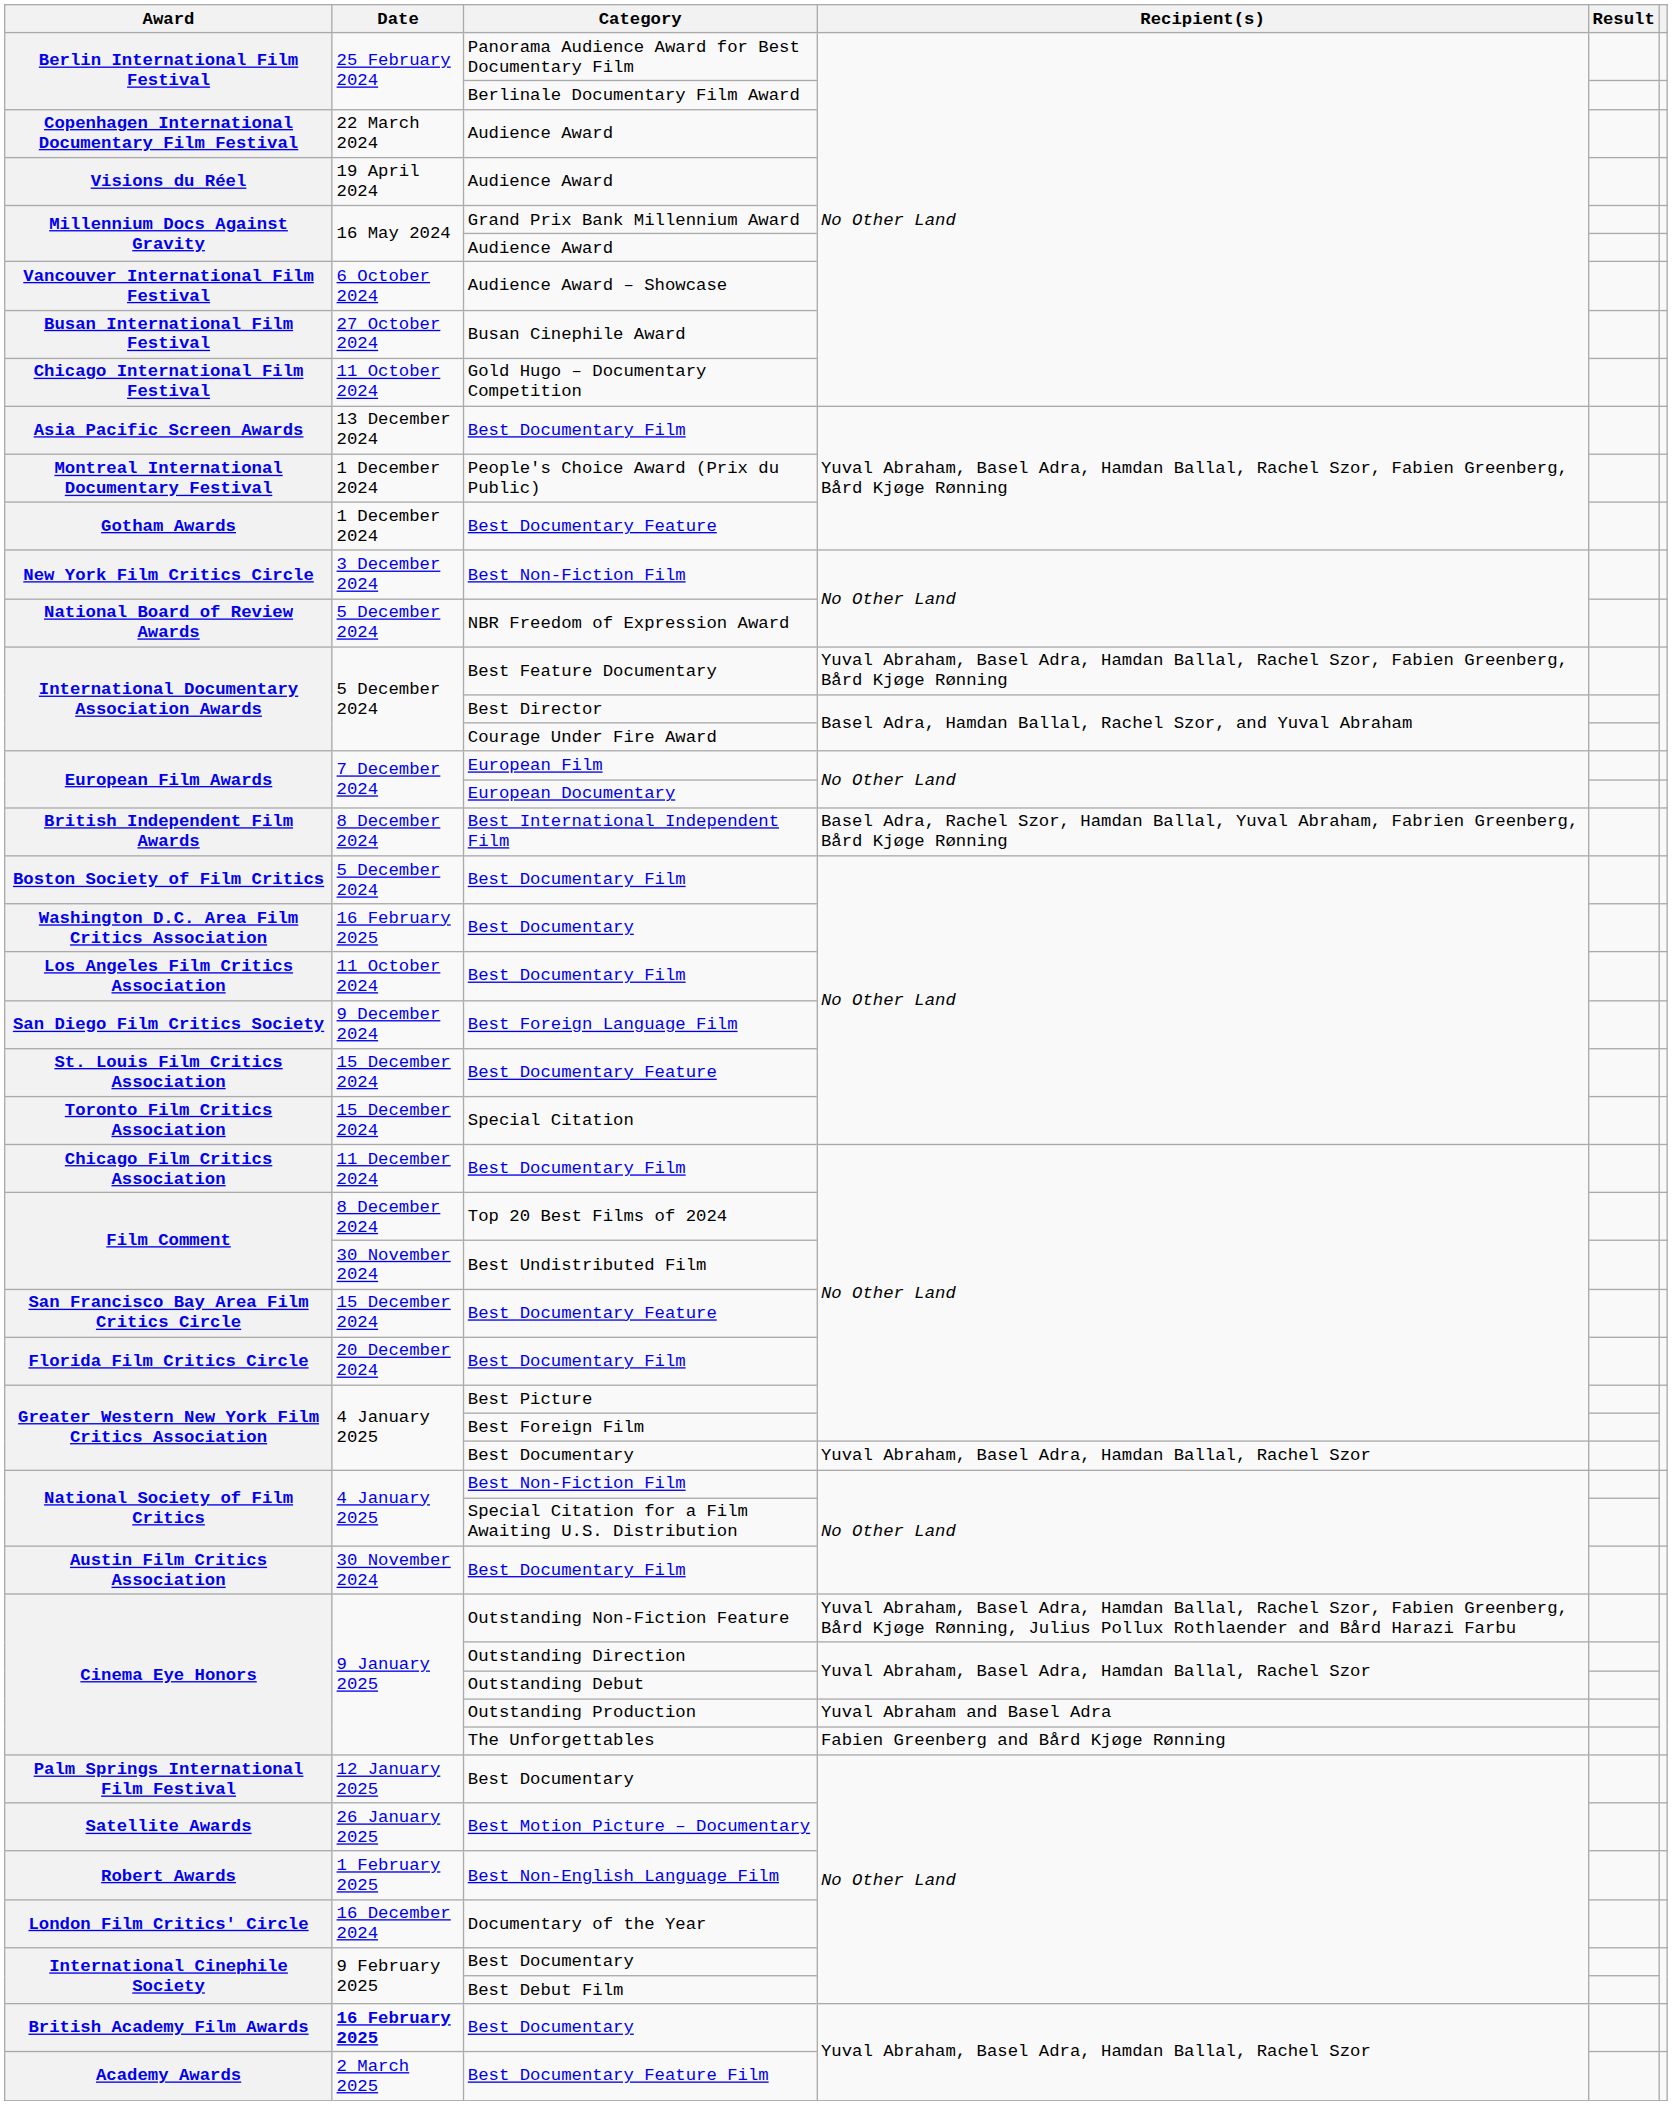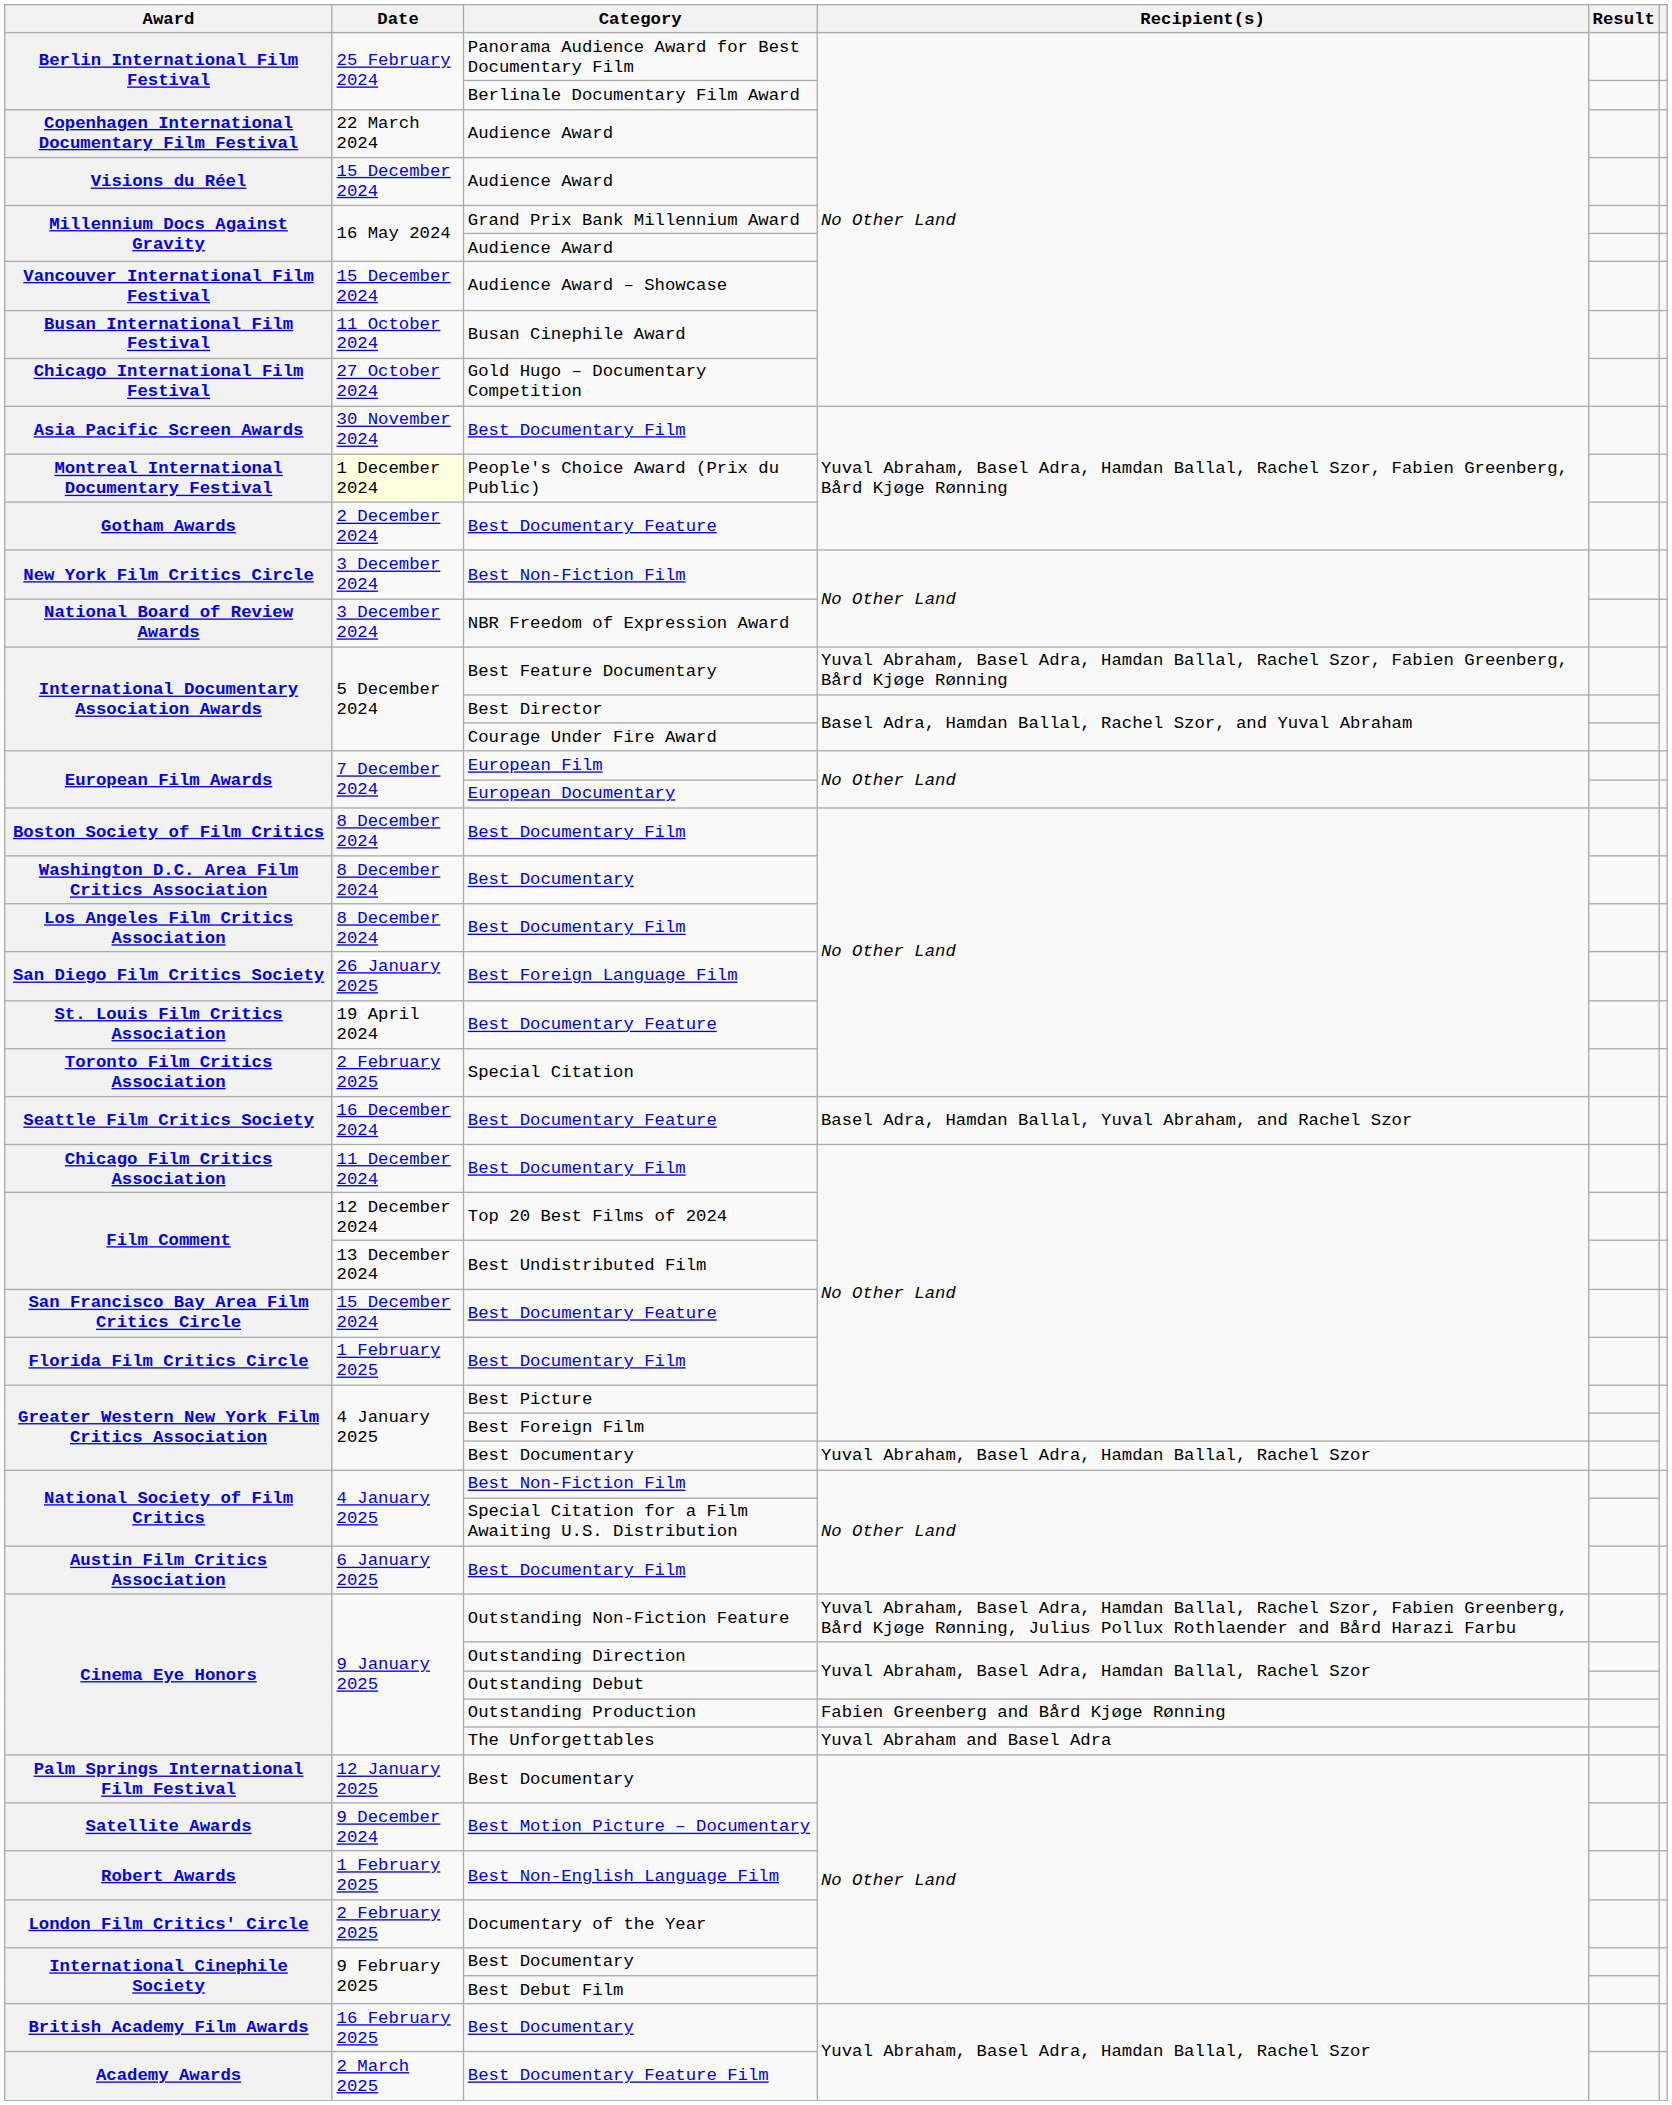(378, 181) 19 April 2024 -> (394, 181) 15 December 2024
(383, 286) 6 October 2024 -> (394, 286) 15 December 2024
(388, 334) 27 October 2024 -> (388, 334) 11 October 2024
(388, 382) 11 October 2024 -> (388, 382) 27 October 2024
(394, 430) 13 December 2024 -> (394, 430) 30 November 2024
(388, 478) no background -> (388, 478) lightyellow background
(388, 526) 1 December 2024 -> (388, 526) 2 December 2024
(388, 623) 5 December 2024 -> (388, 623) 3 December 2024
- row: (169, 832)
(388, 880) 5 December 2024 -> (388, 832) 8 December 2024
(394, 928) 16 February 2025 -> (388, 880) 8 December 2024
(388, 976) 11 October 2024 -> (388, 928) 8 December 2024
(388, 1024) 9 December 2024 -> (388, 976) 26 January 2025
(394, 1072) 15 December 2024 -> (378, 1024) 19 April 2024
(394, 1120) 15 December 2024 -> (388, 1072) 2 February 2025
+ row: (169, 1120)
(388, 1217) 8 December 2024 -> (394, 1217) 12 December 2024
(394, 1265) 30 November 2024 -> (394, 1265) 13 December 2024
(394, 1361) 20 December 2024 -> (388, 1361) 1 February 2025
(394, 1570) 30 November 2024 -> (383, 1570) 6 January 2025
(966, 1713) Yuval Abraham and Basel Adra -> (1023, 1713) Fabien Greenberg and Bård Kjøge Rønning
(1023, 1741) Fabien Greenberg and Bård Kjøge Rønning -> (966, 1741) Yuval Abraham and Basel Adra
(388, 1827) 26 January 2025 -> (388, 1827) 9 December 2024
(394, 1923) 16 December 2024 -> (388, 1923) 2 February 2025
(394, 2028) bold -> (394, 2028) normal
